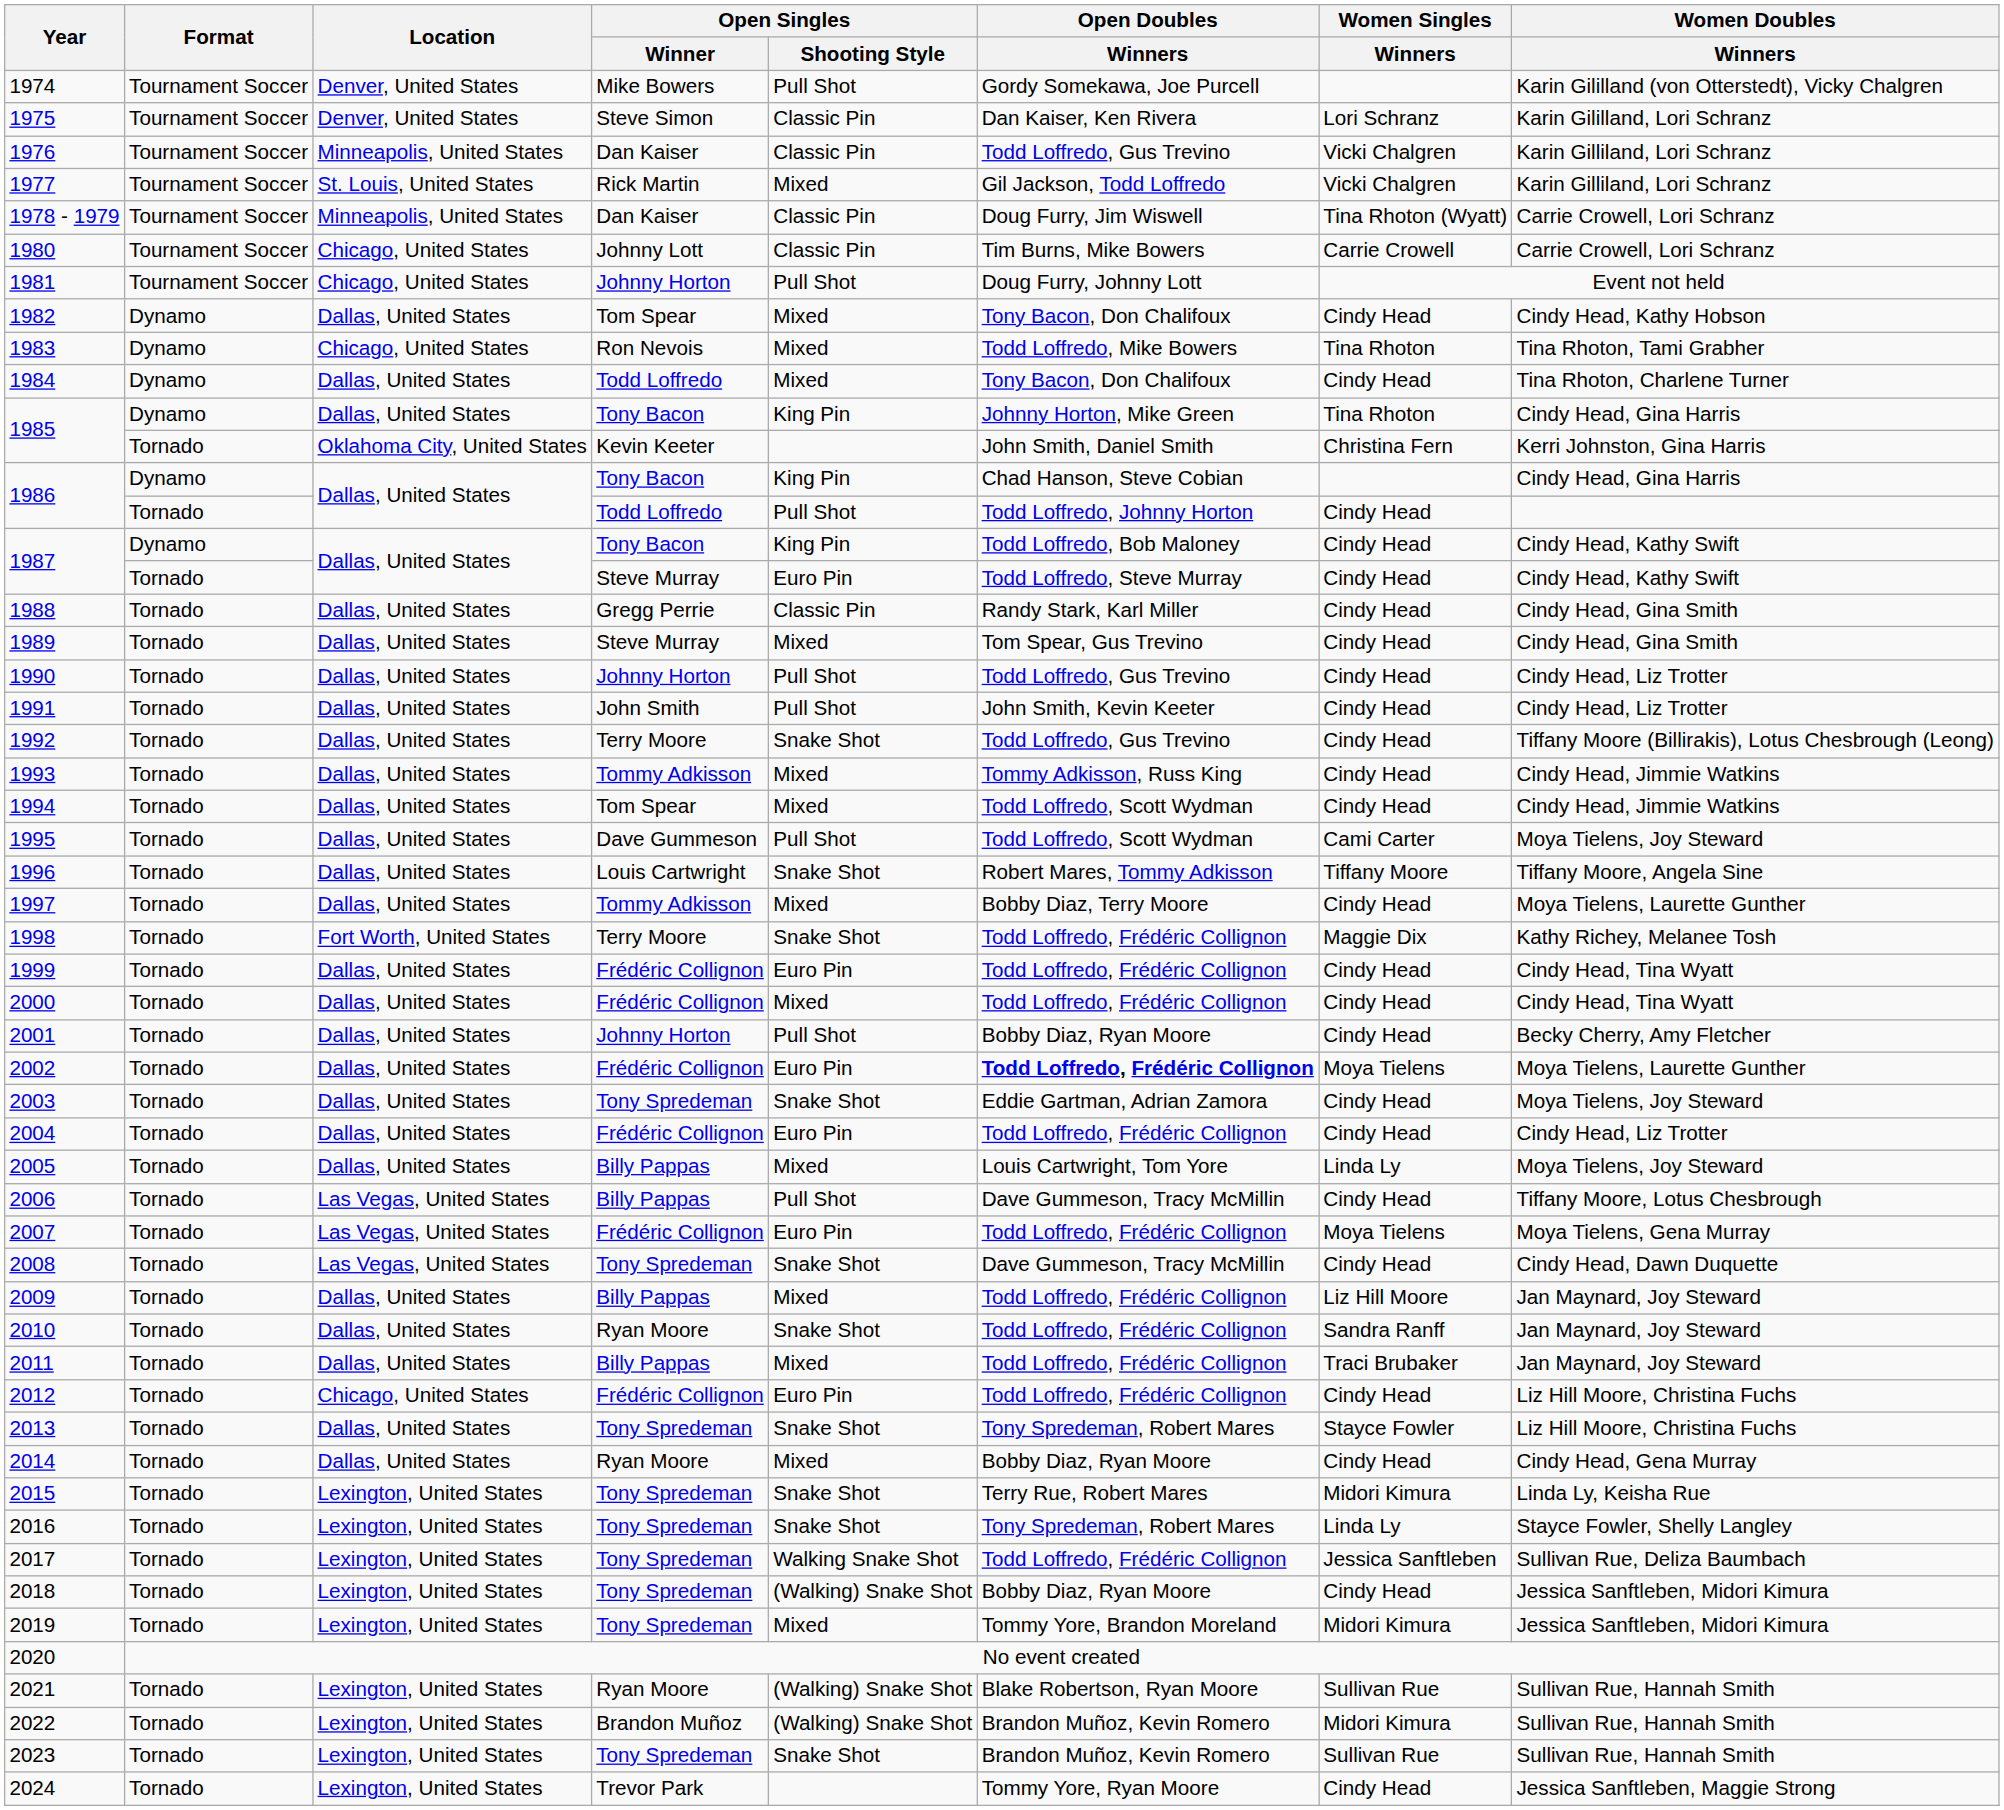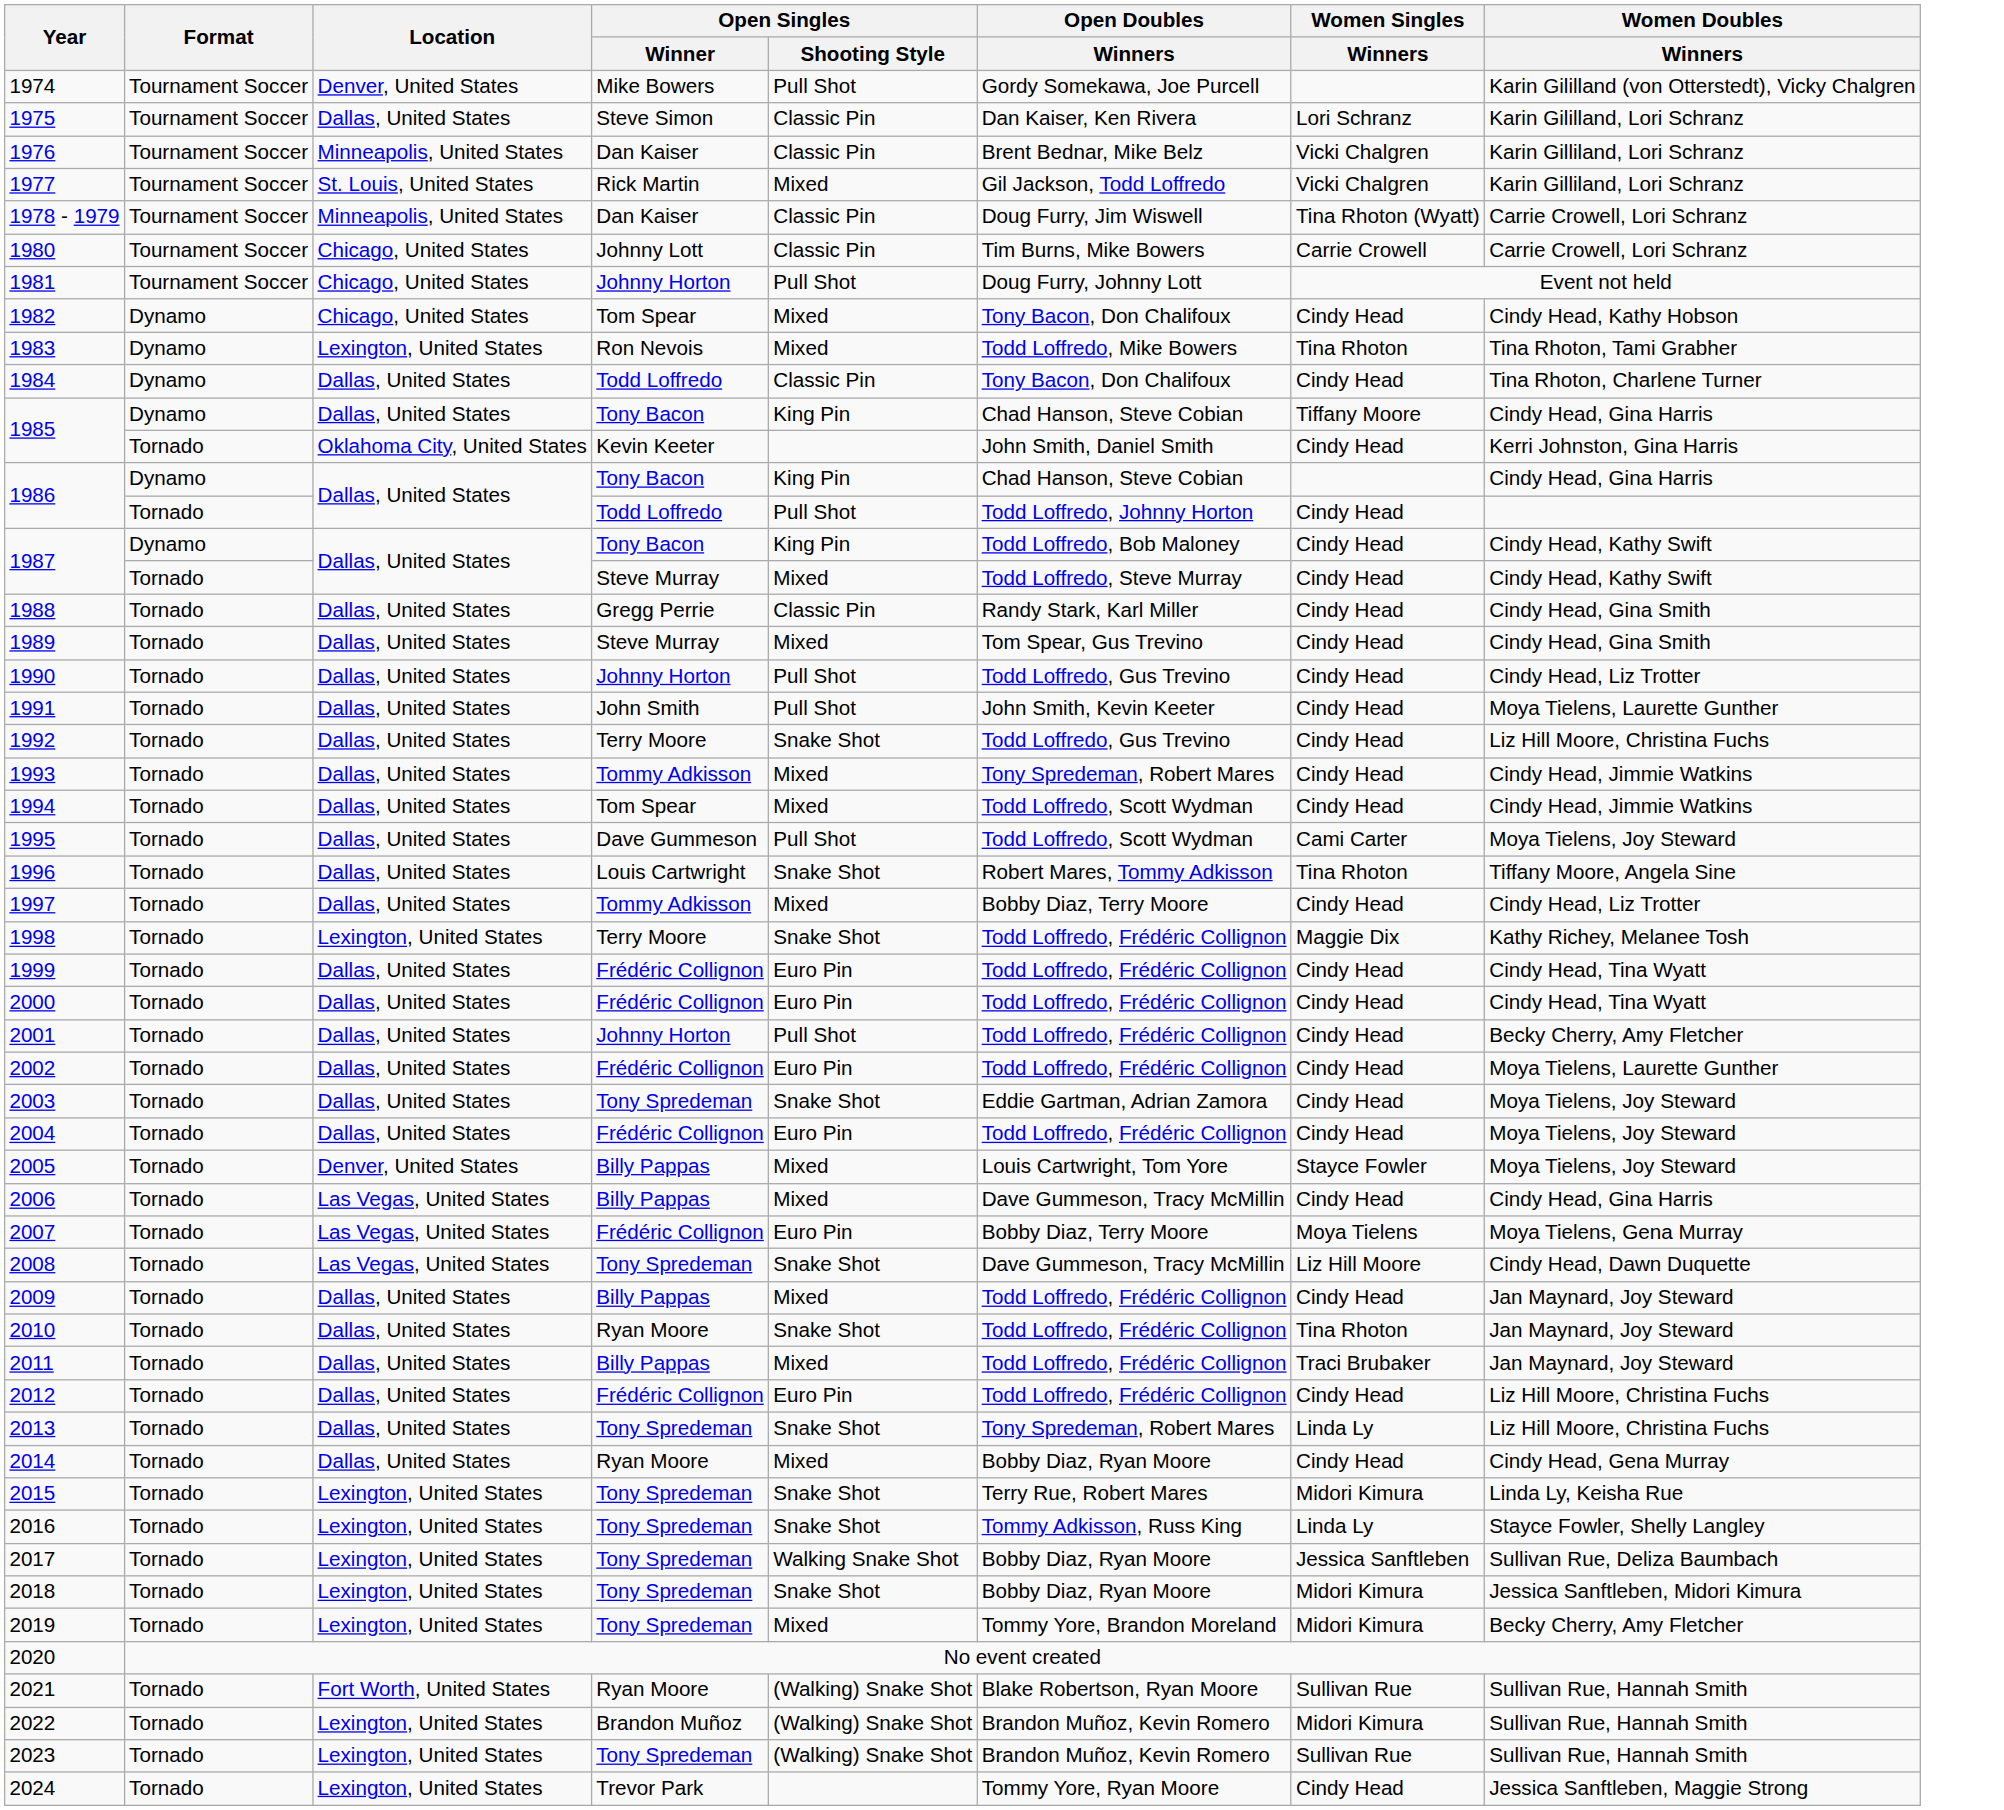(418, 119) Denver, United States -> (414, 119) Dallas, United States
(1106, 151) Todd Loffredo, Gus Trevino -> (1092, 151) Brent Bednar, Mike Belz
(414, 315) Dallas, United States -> (423, 315) Chicago, United States
(423, 348) Chicago, United States -> (430, 348) Lexington, United States
(801, 380) Mixed -> (824, 380) Classic Pin
(1108, 413) Johnny Horton, Mike Green -> (1112, 413) Chad Hanson, Steve Cobian
(1379, 413) Tina Rhoton -> (1359, 413) Tiffany Moore
(1388, 446) Christina Fern -> (1350, 446) Cindy Head
(813, 577) Euro Pin -> (801, 577) Mixed
(1622, 708) Cindy Head, Liz Trotter -> (1634, 708) Moya Tielens, Laurette Gunther
(1755, 741) Tiffany Moore (Billirakis), Lotus Chesbrough (Leong) -> (1629, 741) Liz Hill Moore, Christina Fuchs
(1112, 773) Tommy Adkisson, Russ King -> (1128, 773) Tony Spredeman, Robert Mares
(1386, 871) Tiffany Moore -> (1352, 871) Tina Rhoton
(1661, 904) Moya Tielens, Laurette Gunther -> (1595, 904) Cindy Head, Liz Trotter
(434, 937) Fort Worth, United States -> (430, 937) Lexington, United States
(801, 1002) Mixed -> (813, 1002) Euro Pin
(1096, 1035) Bobby Diaz, Ryan Moore -> (1134, 1035) Todd Loffredo, Frédéric Collignon
(1148, 1068) bold -> (1134, 1068) normal
(1384, 1068) Moya Tielens -> (1350, 1068) Cindy Head
(1622, 1133) Cindy Head, Liz Trotter -> (1613, 1133) Moya Tielens, Joy Steward
(414, 1166) Dallas, United States -> (418, 1166) Denver, United States
(1362, 1166) Linda Ly -> (1361, 1166) Stayce Fowler
(815, 1199) Pull Shot -> (801, 1199) Mixed
(1669, 1199) Tiffany Moore, Lotus Chesbrough -> (1601, 1199) Cindy Head, Gina Harris
(1134, 1232) Todd Loffredo, Frédéric Collignon -> (1095, 1232) Bobby Diaz, Terry Moore
(1377, 1264) Cindy Head -> (1359, 1264) Liz Hill Moore
(1386, 1297) Liz Hill Moore -> (1350, 1297) Cindy Head
(1384, 1330) Sandra Ranff -> (1352, 1330) Tina Rhoton
(423, 1395) Chicago, United States -> (414, 1395) Dallas, United States
(1389, 1428) Stayce Fowler -> (1335, 1428) Linda Ly
(1128, 1526) Tony Spredeman, Robert Mares -> (1112, 1526) Tommy Adkisson, Russ King
(1134, 1559) Todd Loffredo, Frédéric Collignon -> (1096, 1559) Bobby Diaz, Ryan Moore
(873, 1592) (Walking) Snake Shot -> (827, 1592) Snake Shot
(1377, 1592) Cindy Head -> (1360, 1592) Midori Kimura
(1673, 1624) Jessica Sanftleben, Midori Kimura -> (1616, 1624) Becky Cherry, Amy Fletcher
(430, 1690) Lexington, United States -> (434, 1690) Fort Worth, United States
(827, 1755) Snake Shot -> (873, 1755) (Walking) Snake Shot
